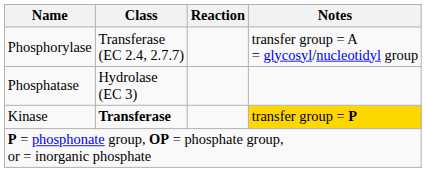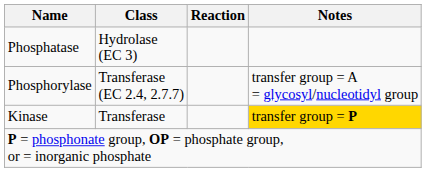rows swapped: (50, 46) <-> (43, 85)
(135, 116) bold -> (132, 116) normal
